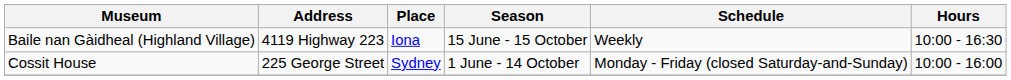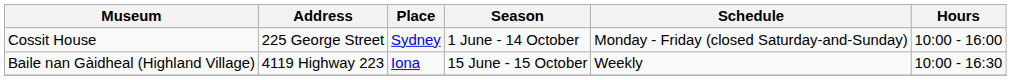rows swapped: (52, 63) <-> (131, 39)
